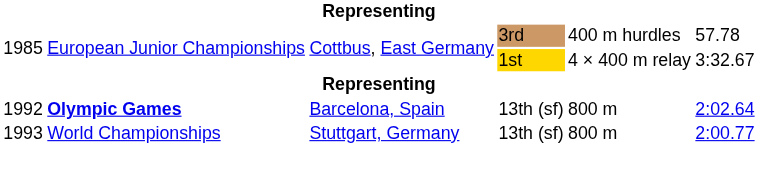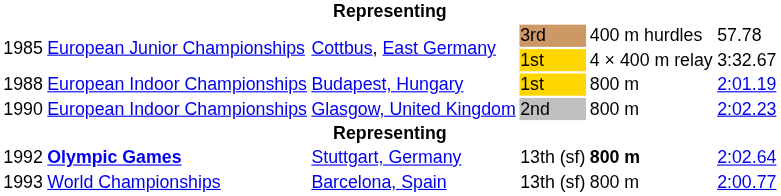+ row: (23, 84)
+ row: (23, 108)
(377, 108) Barcelona, Spain -> (386, 157) Stuttgart, Germany
(593, 108) normal -> (615, 157) bold
(384, 133) Stuttgart, Germany -> (379, 182) Barcelona, Spain
